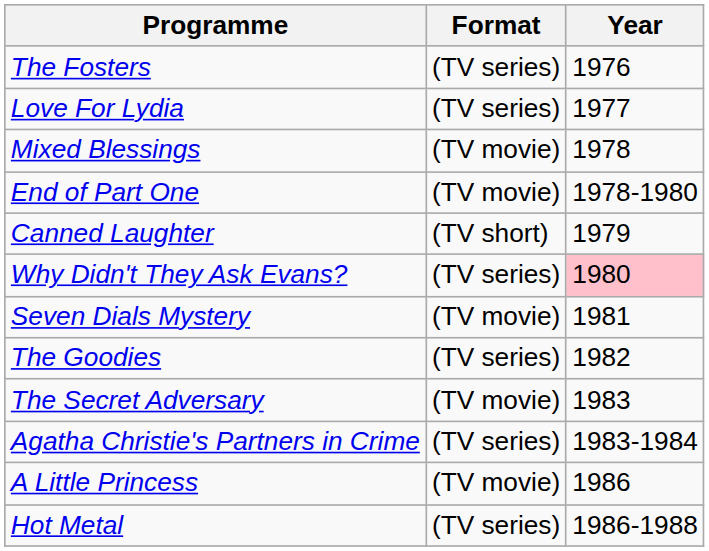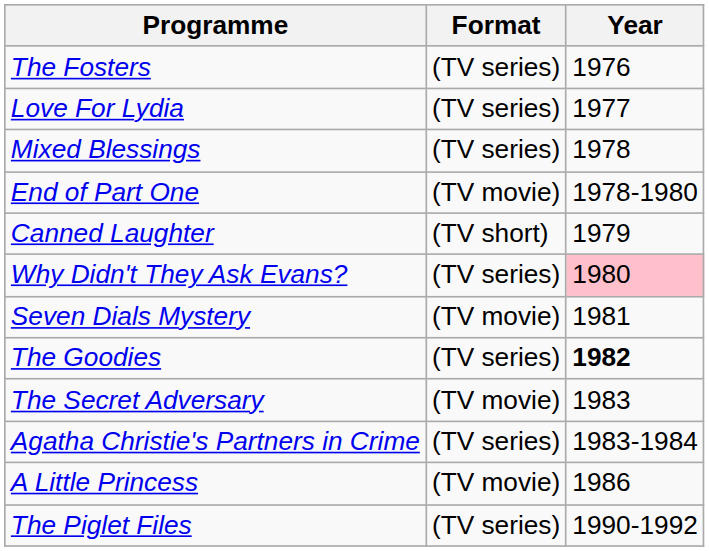(496, 150) (TV movie) -> (496, 150) (TV series)
(602, 358) normal -> (602, 358) bold
- row: (67, 524)
+ row: (101, 524)
